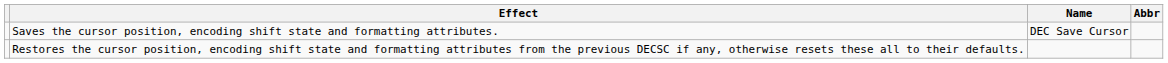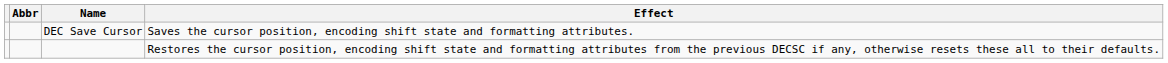columns swapped: (1147, 13) <-> (518, 13)
